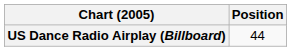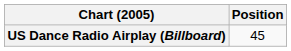(258, 35) 44 -> (258, 35) 45
